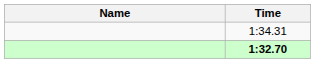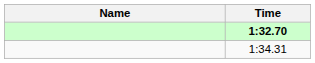rows swapped: (268, 49) <-> (268, 31)
